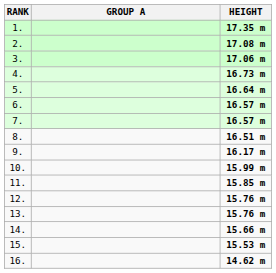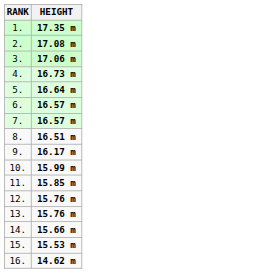- column: (126, 12)
